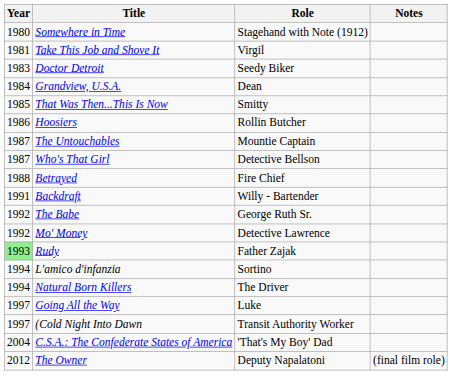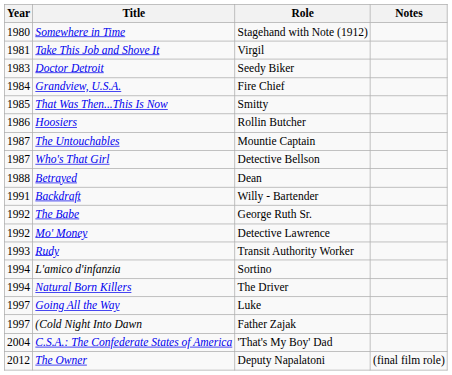(250, 86) Dean -> (261, 86) Fire Chief
(261, 178) Fire Chief -> (250, 178) Dean
(19, 251) lightgreen background -> (19, 251) no background
(267, 251) Father Zajak -> (296, 251) Transit Authority Worker
(296, 324) Transit Authority Worker -> (267, 324) Father Zajak
